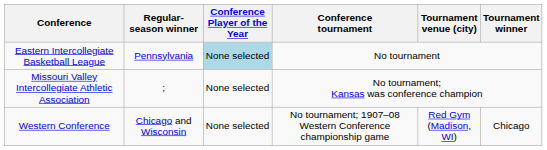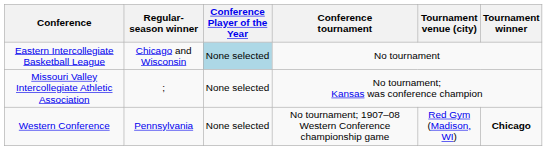(164, 55) Pennsylvania -> (164, 55) Chicago and Wisconsin
(164, 126) Chicago and Wisconsin -> (164, 126) Pennsylvania
(511, 126) normal -> (511, 126) bold
